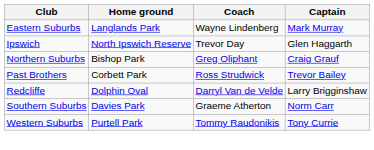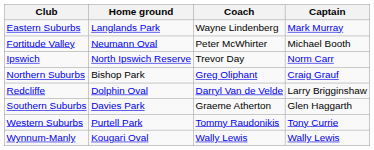+ row: (41, 43)
(320, 43) Glen Haggarth -> (311, 59) Norm Carr
- row: (37, 75)
(311, 106) Norm Carr -> (320, 106) Glen Haggarth
+ row: (41, 138)
